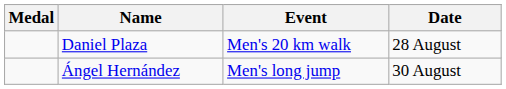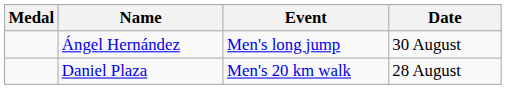rows swapped: (105, 44) <-> (121, 71)
